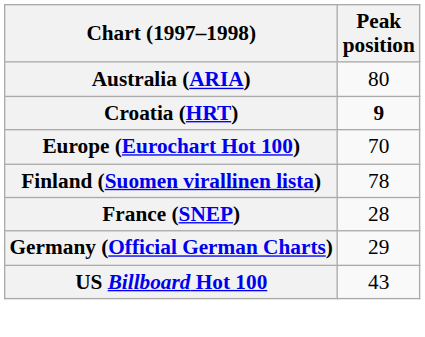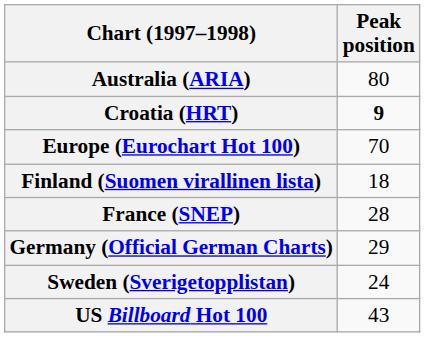(379, 180) 78 -> (379, 180) 18
+ row: (171, 281)
